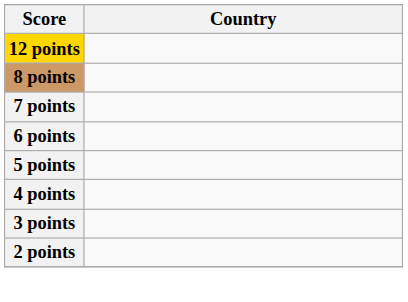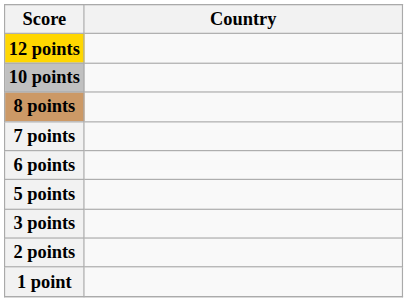+ row: (44, 77)
- row: (44, 194)
+ row: (44, 281)
